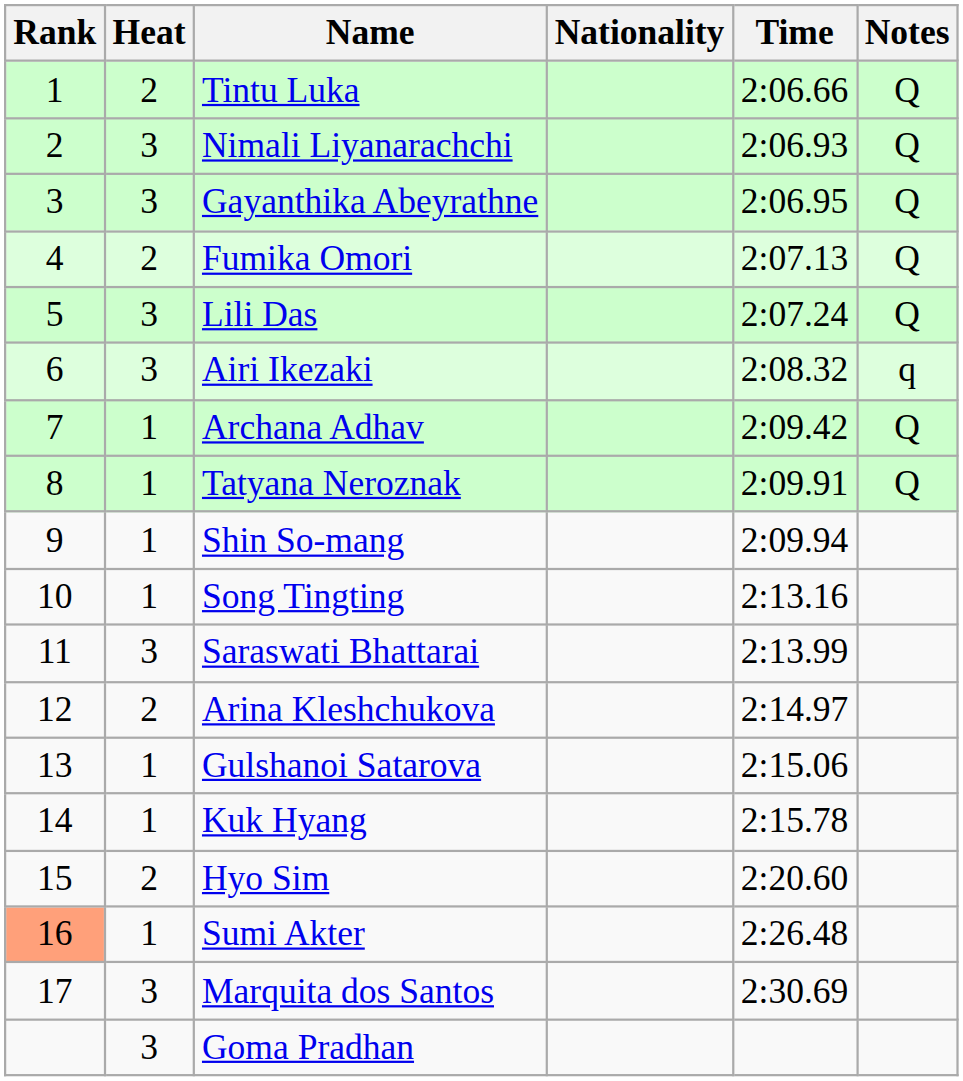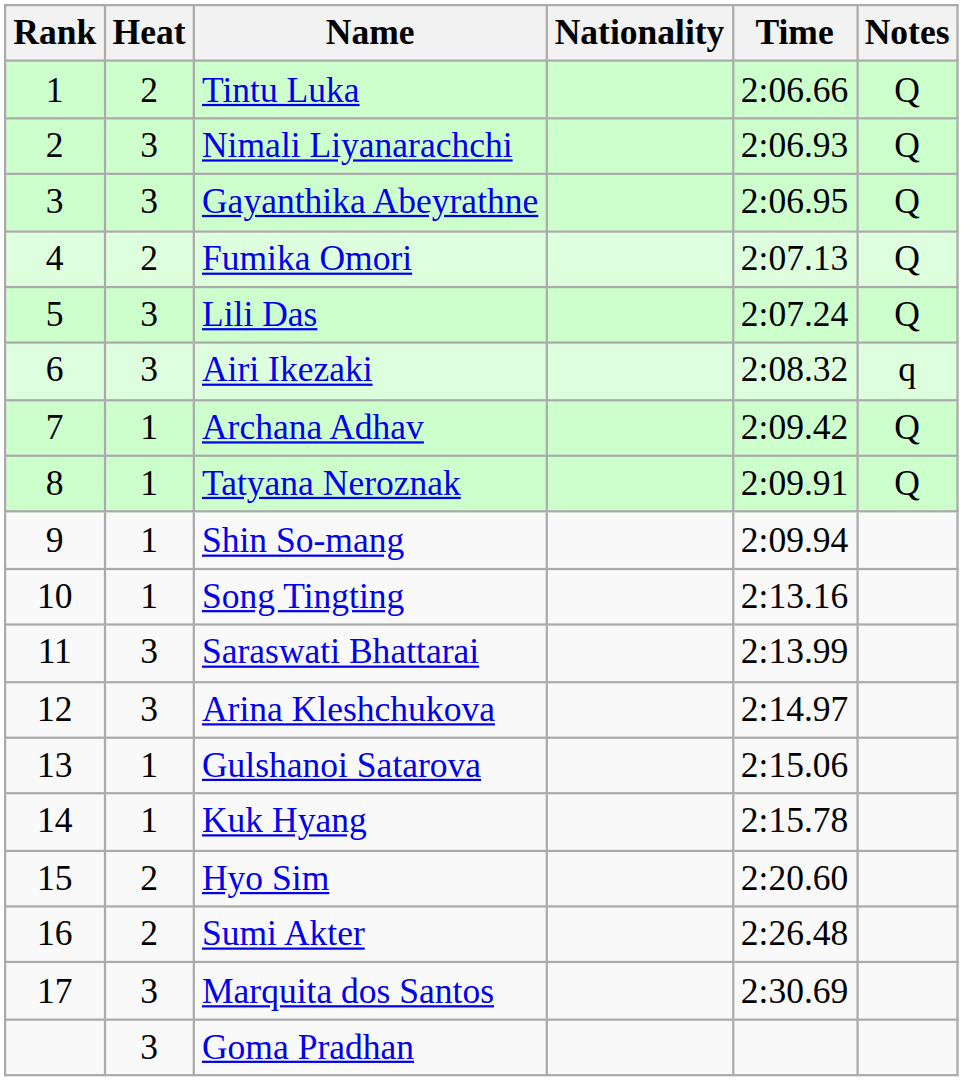(149, 708) 2 -> (149, 708) 3
(55, 933) lightsalmon background -> (55, 933) no background
(149, 933) 1 -> (149, 933) 2
